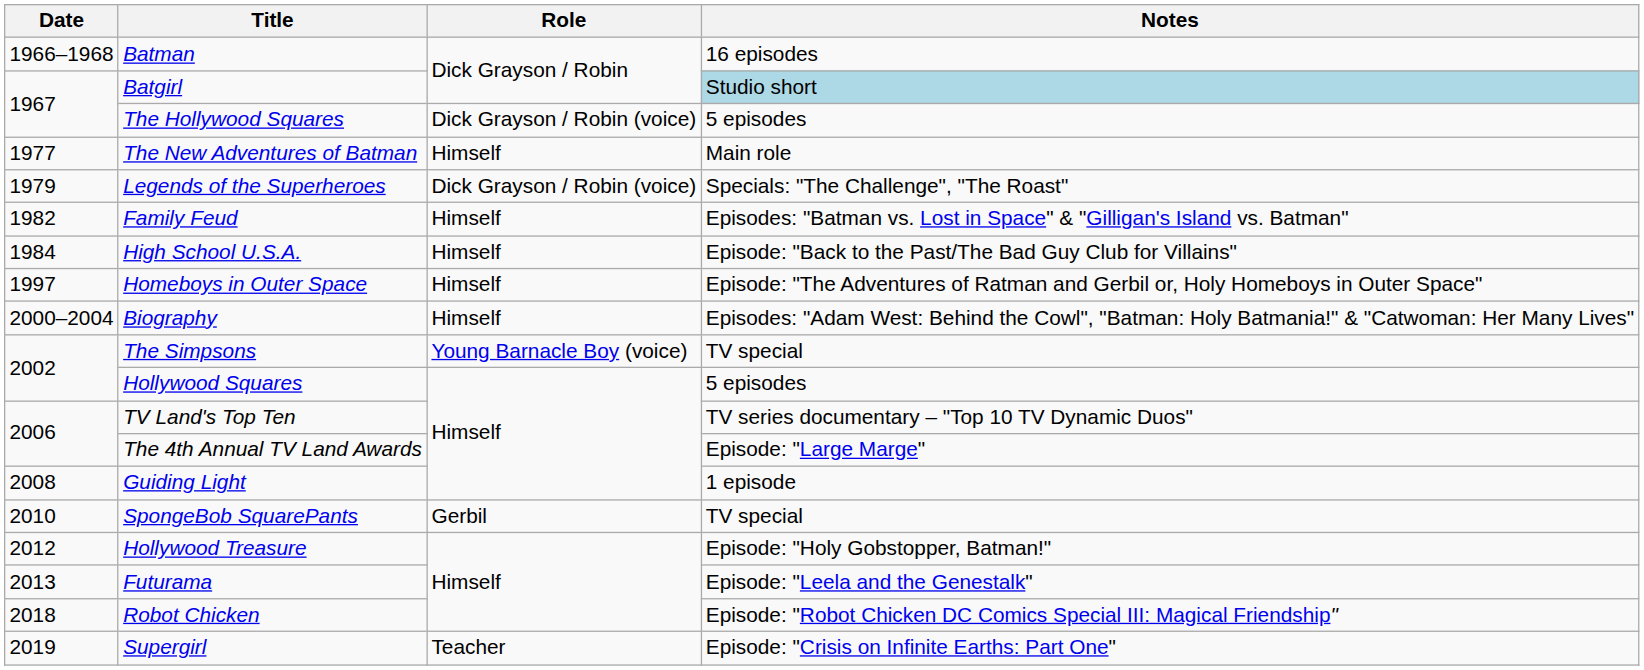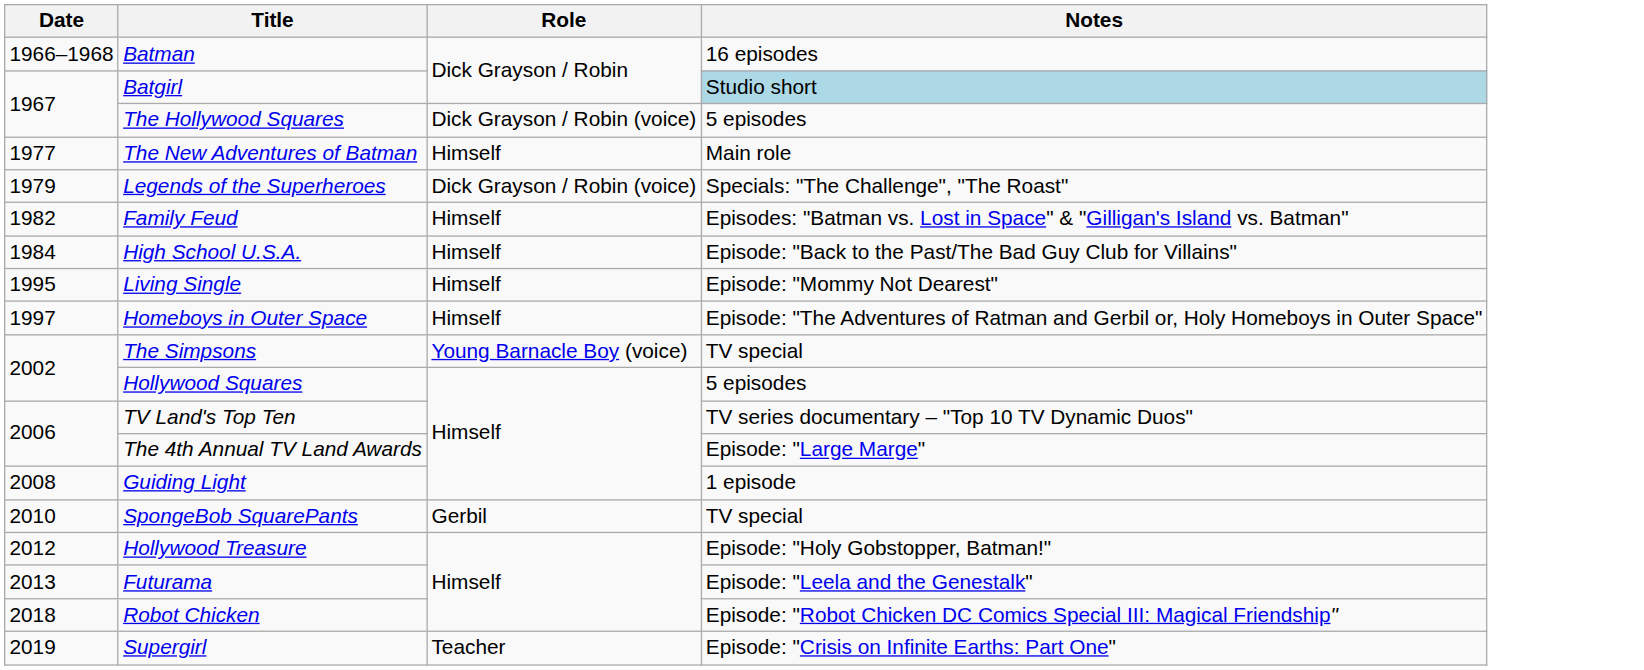+ row: (182, 284)
- row: (170, 317)
